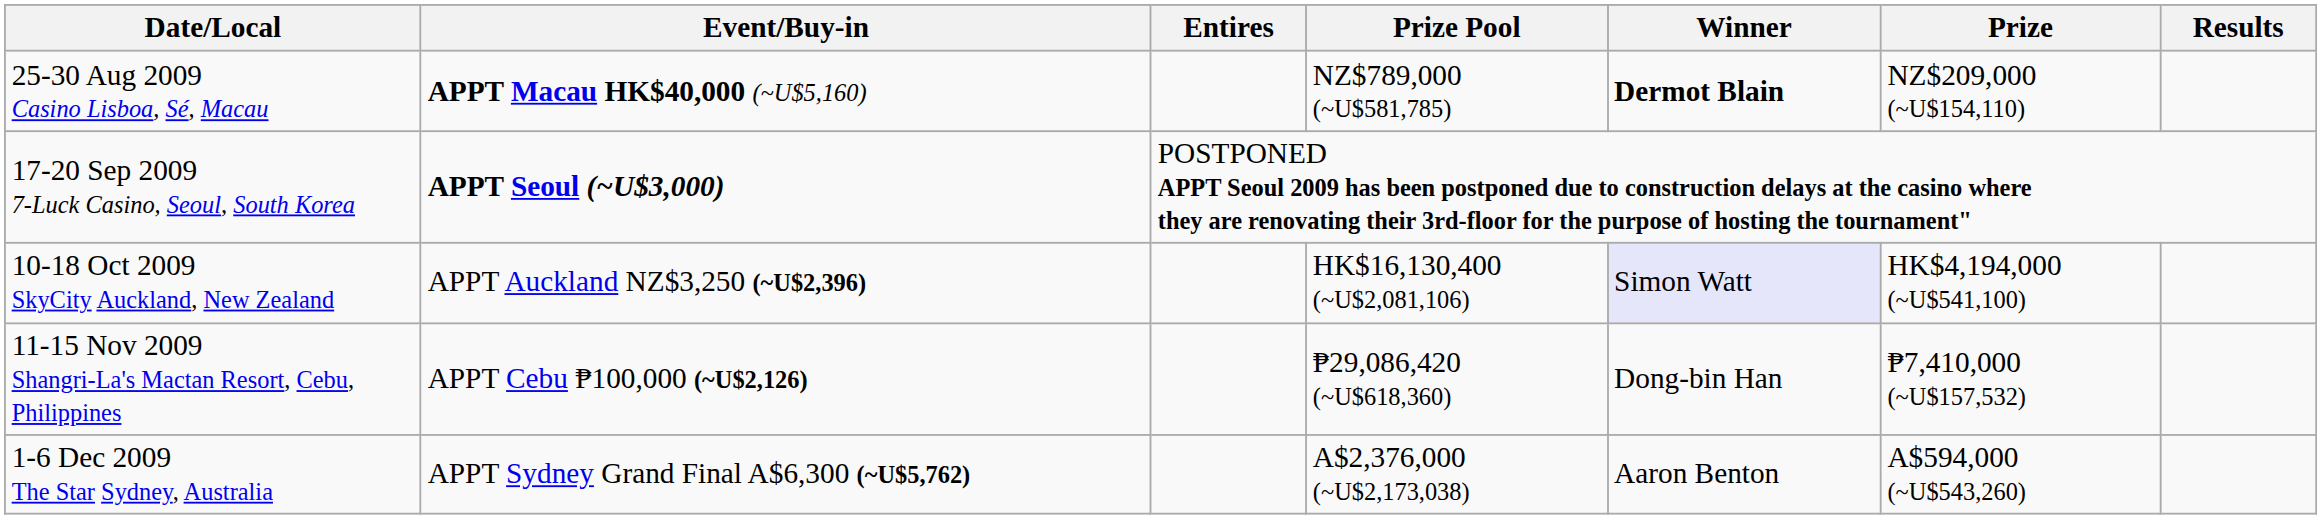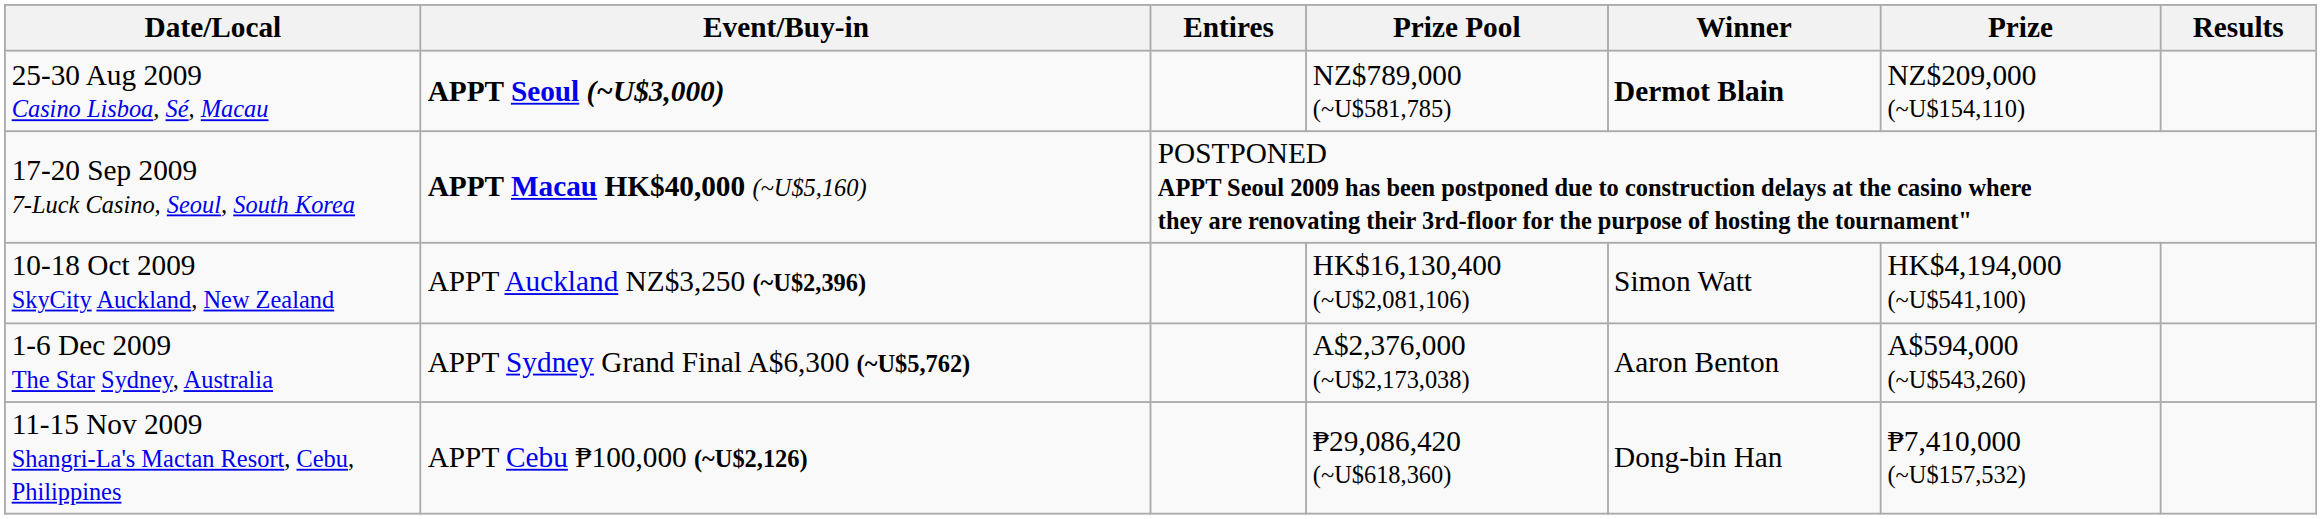(647, 90) APPT Macau HK$40,000 (~U$5,160) -> (576, 90) APPT Seoul (~U$3,000)
(576, 186) APPT Seoul (~U$3,000) -> (647, 186) APPT Macau HK$40,000 (~U$5,160)
(1683, 282) lavender background -> (1683, 282) no background
rows swapped: (183, 378) <-> (142, 474)
